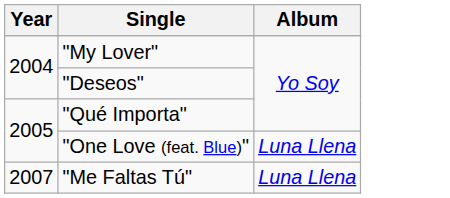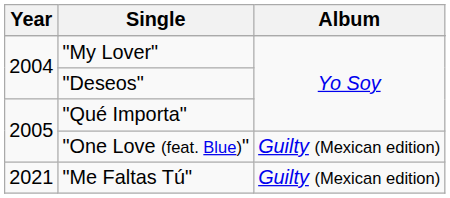(307, 146) Luna Llena -> (349, 146) Guilty (Mexican edition)
(31, 177) 2007 -> (31, 177) 2021
(307, 177) Luna Llena -> (349, 177) Guilty (Mexican edition)
